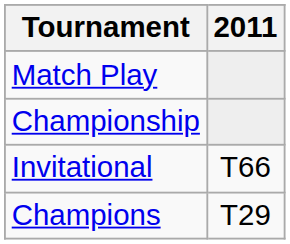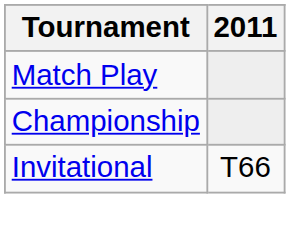- row: (86, 214)
